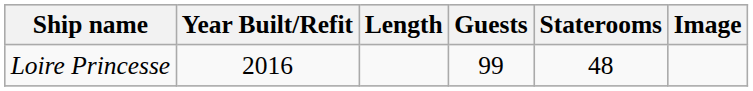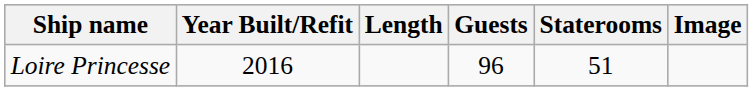(491, 65) 99 -> (491, 65) 96
(601, 65) 48 -> (601, 65) 51
